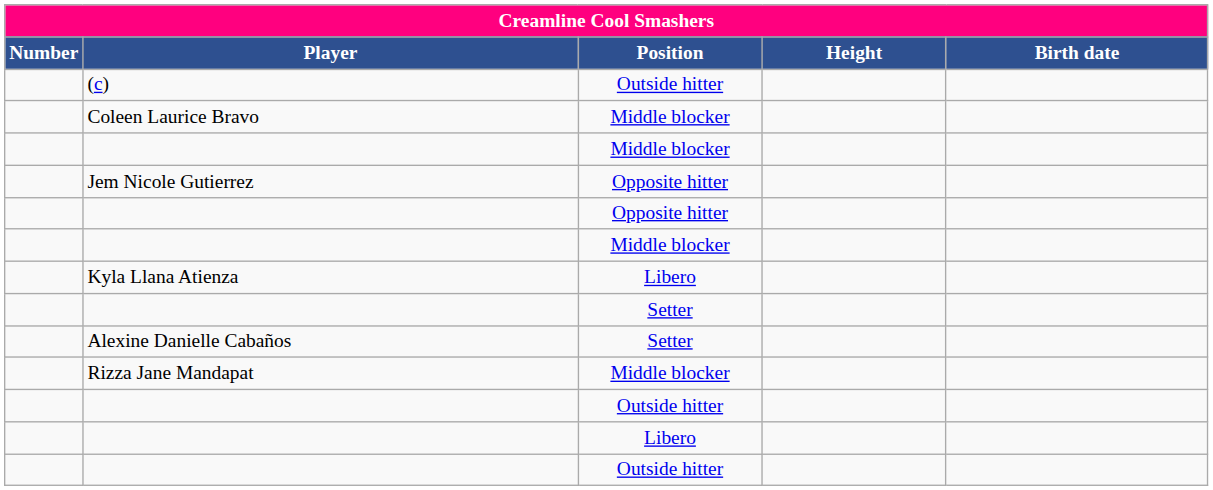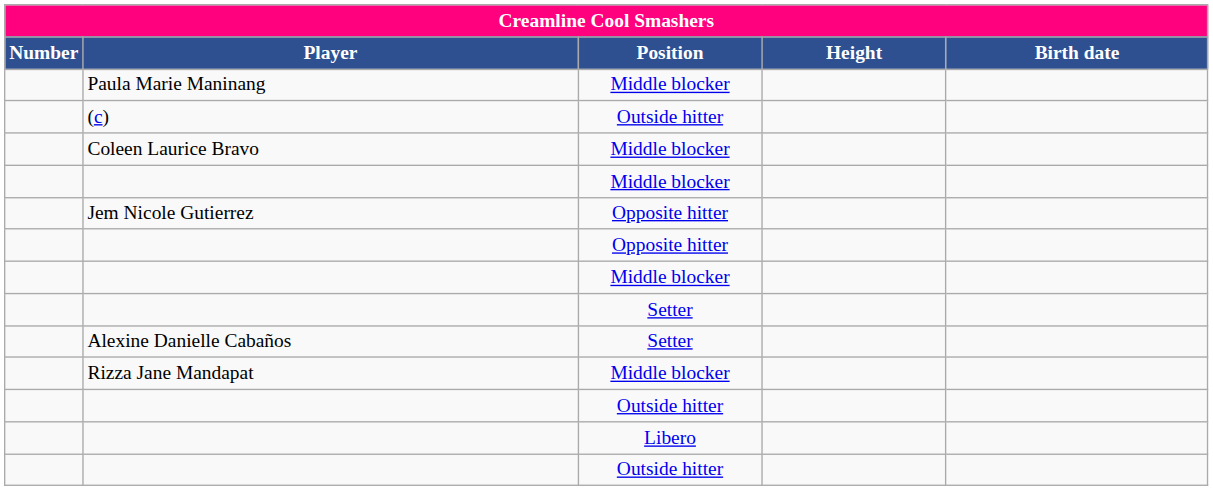+ row: (176, 85)
- row: (163, 277)
